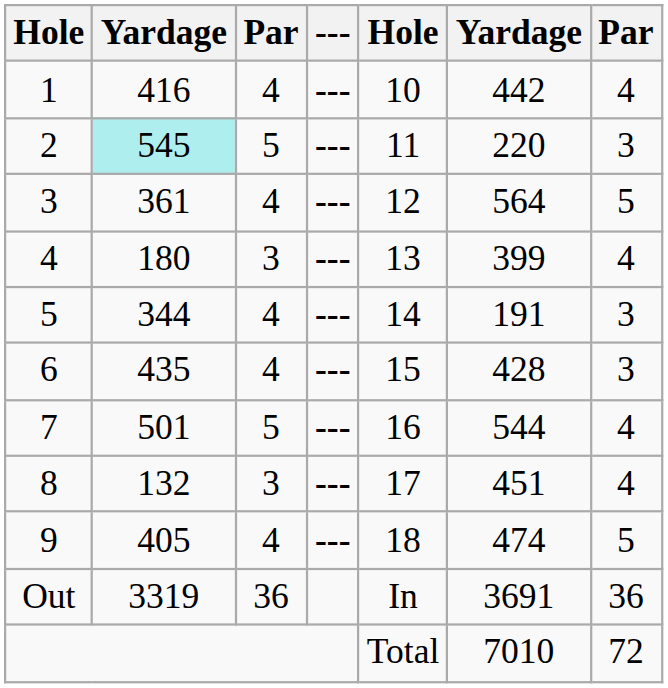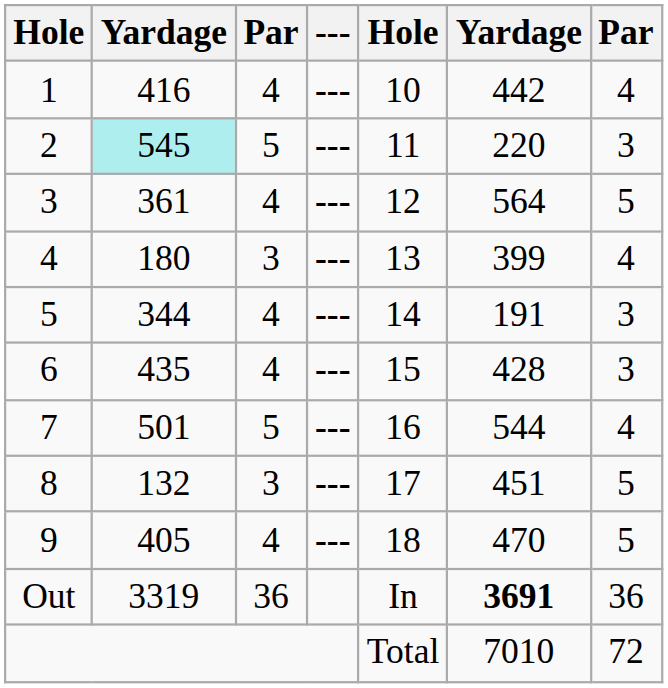(626, 483) 4 -> (626, 483) 5
(519, 539) 474 -> (519, 539) 470
(519, 595) normal -> (519, 595) bold
